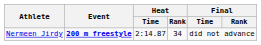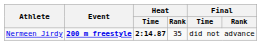(151, 34) normal -> (151, 34) bold
(178, 34) 34 -> (178, 34) 35
